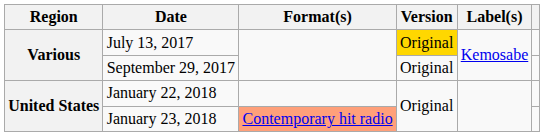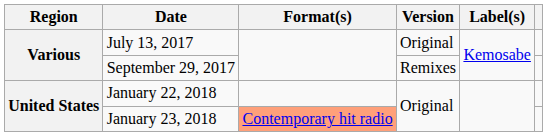(427, 42) gold background -> (427, 42) no background
(427, 67) Original -> (428, 67) Remixes
